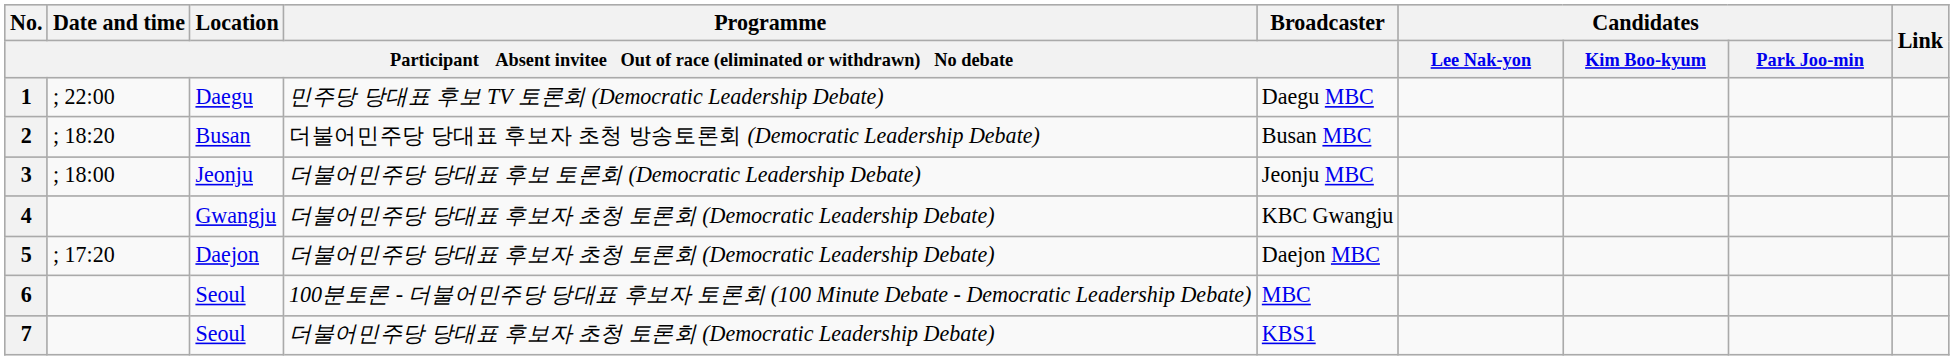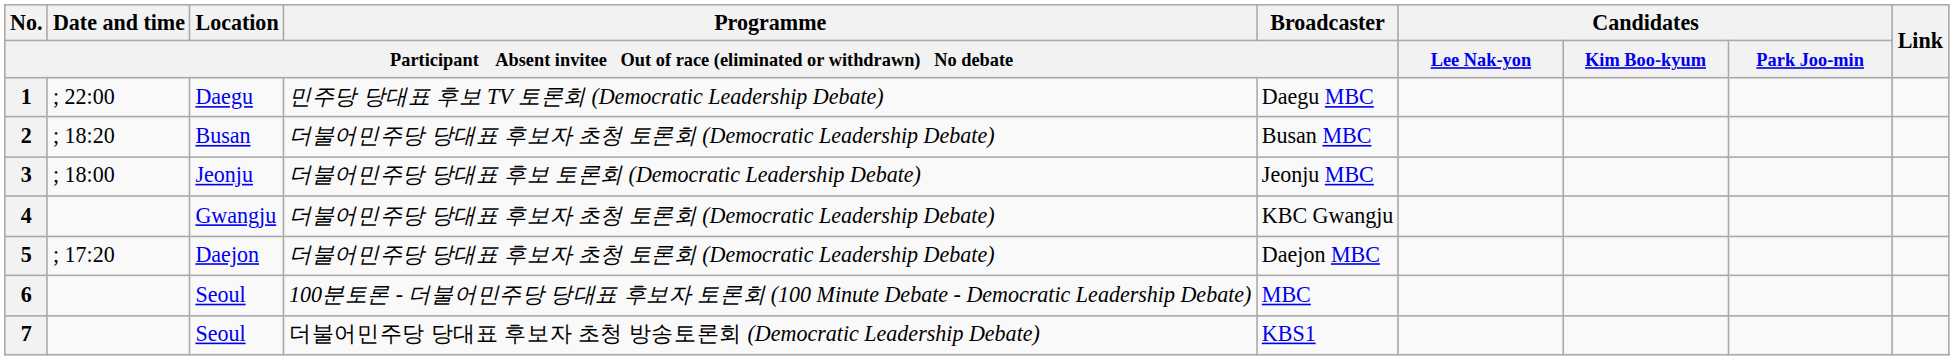(664, 136) 더불어민주당 당대표 후보자 초청 방송토론회 (Democratic Leadership Debate) -> (642, 136) 더불어민주당 당대표 후보자 초청 토론회 (Democratic Leadership Debate)
(642, 334) 더불어민주당 당대표 후보자 초청 토론회 (Democratic Leadership Debate) -> (664, 334) 더불어민주당 당대표 후보자 초청 방송토론회 (Democratic Leadership Debate)
